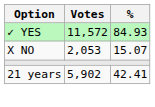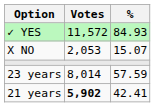+ row: (34, 74)
(84, 74) normal -> (84, 93) bold
